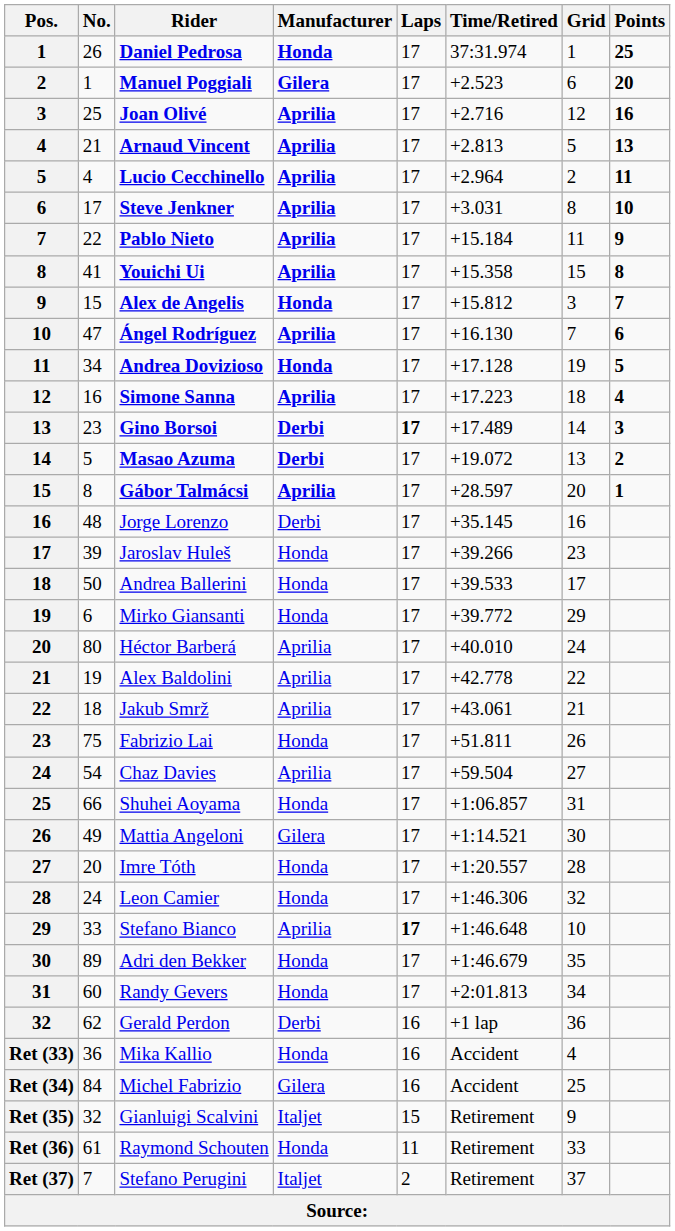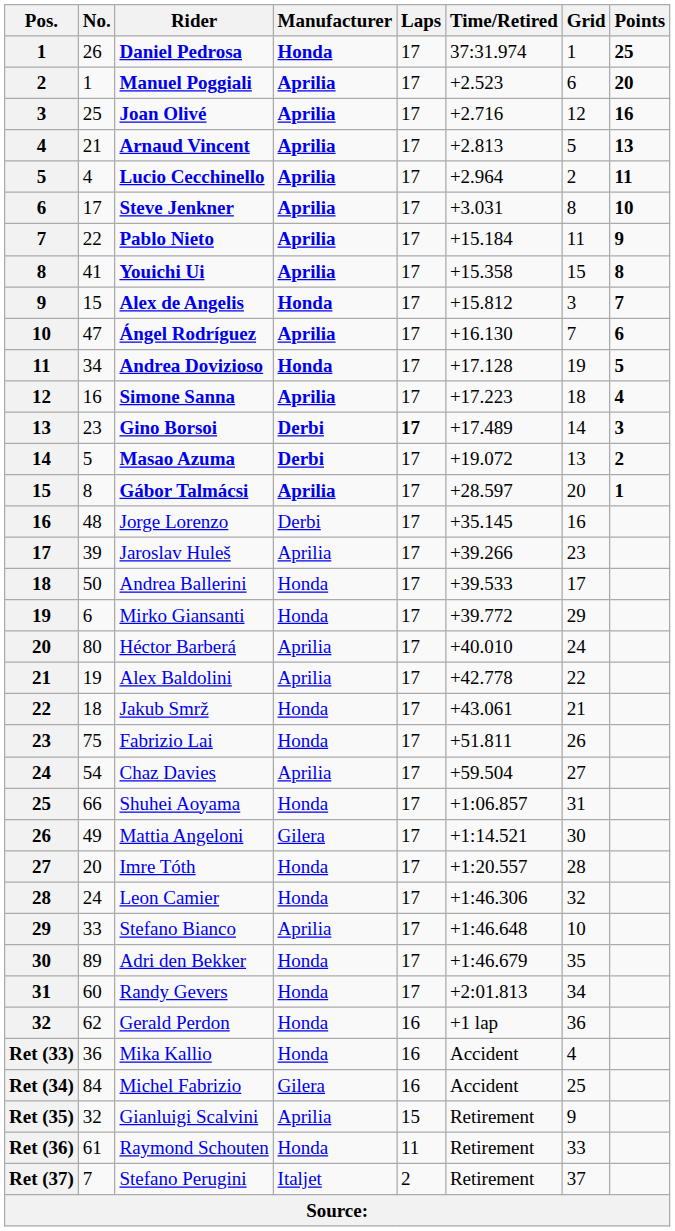(303, 83) Gilera -> (307, 83) Aprilia
(303, 552) Honda -> (304, 552) Aprilia
(304, 709) Aprilia -> (303, 709) Honda
(410, 928) bold -> (410, 928) normal
(299, 1022) Derbi -> (303, 1022) Honda
(300, 1116) Italjet -> (304, 1116) Aprilia
